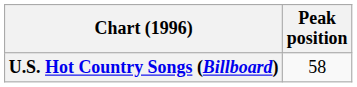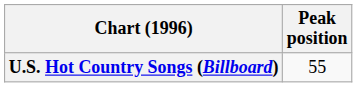(317, 67) 58 -> (317, 67) 55
